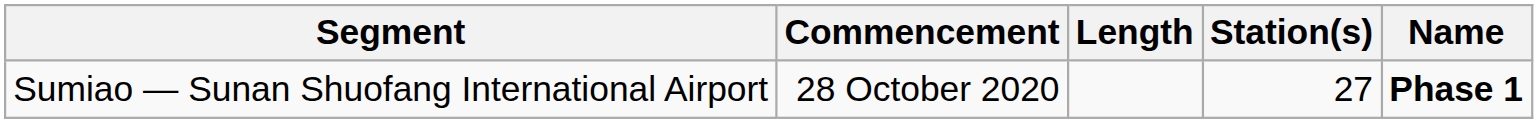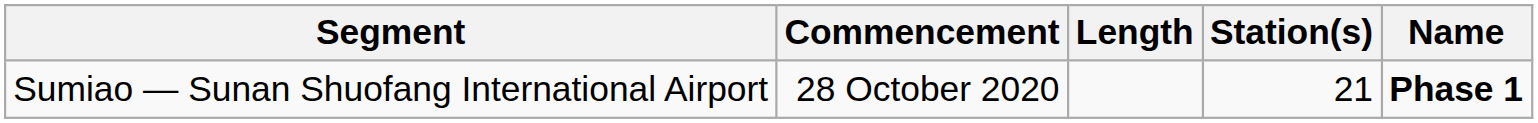(1353, 88) 27 -> (1353, 88) 21
